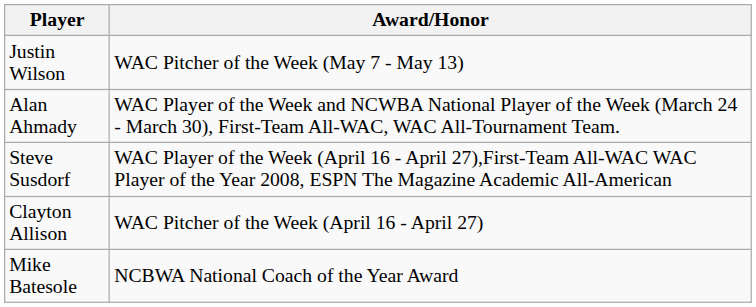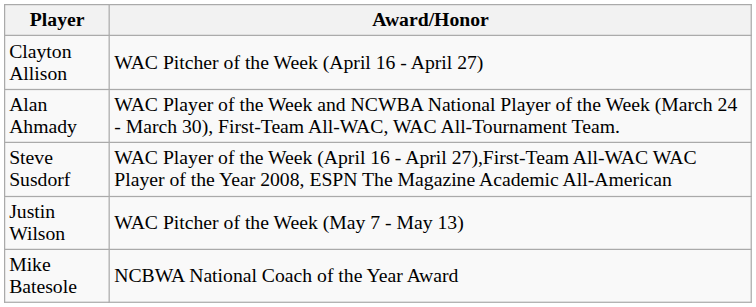rows swapped: (40, 222) <-> (37, 62)
